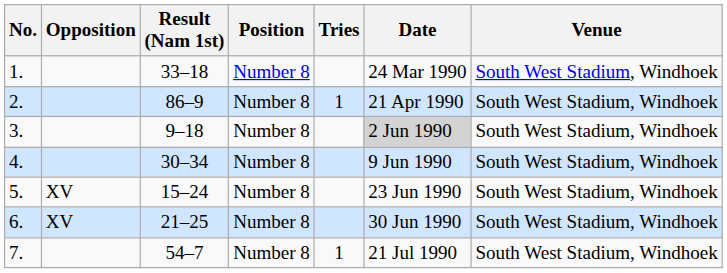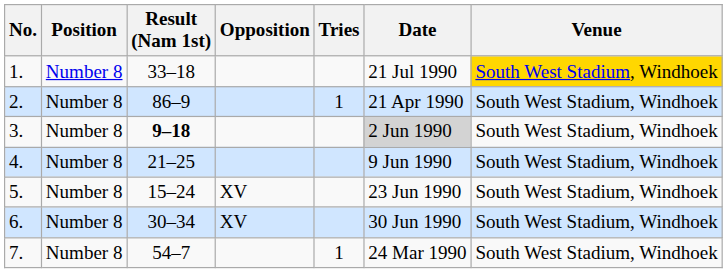columns swapped: (91, 30) <-> (271, 30)
(417, 71) 24 Mar 1990 -> (413, 71) 21 Jul 1990
(597, 71) no background -> (597, 71) gold background
(184, 131) normal -> (171, 131) bold
(184, 161) 30–34 -> (171, 161) 21–25
(184, 222) 21–25 -> (171, 222) 30–34
(413, 252) 21 Jul 1990 -> (417, 252) 24 Mar 1990
